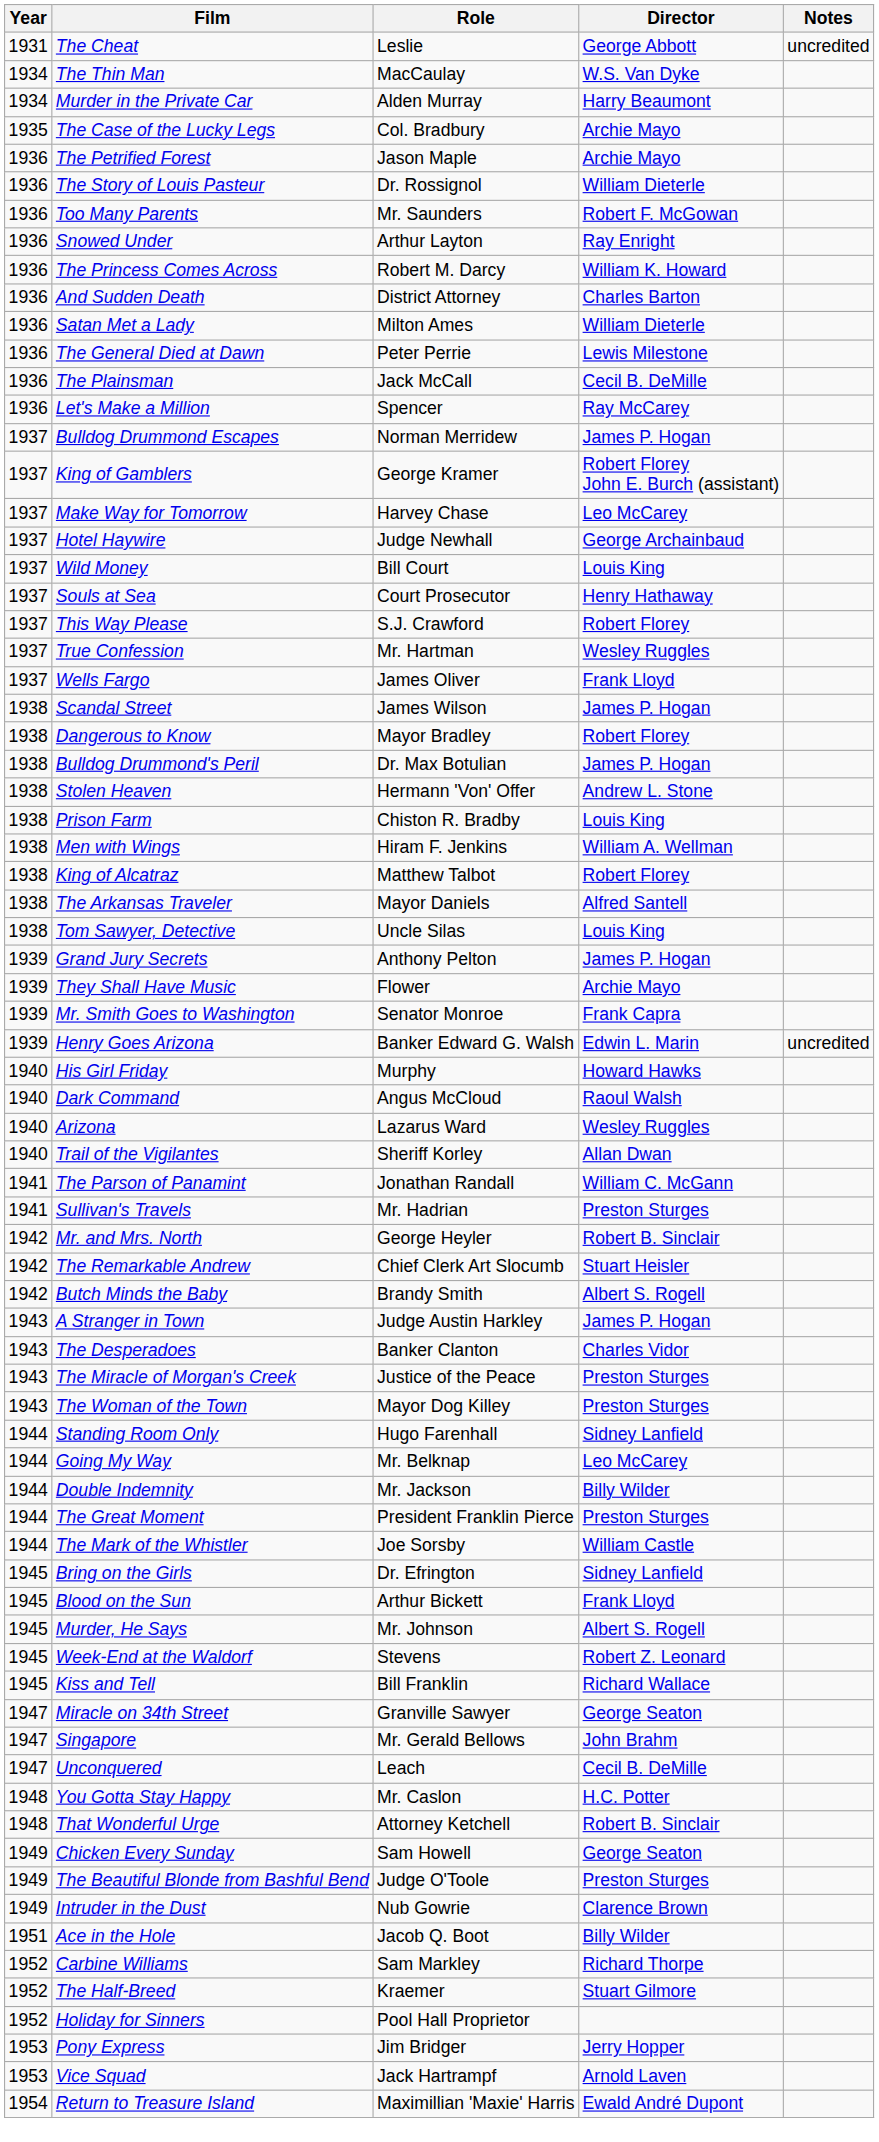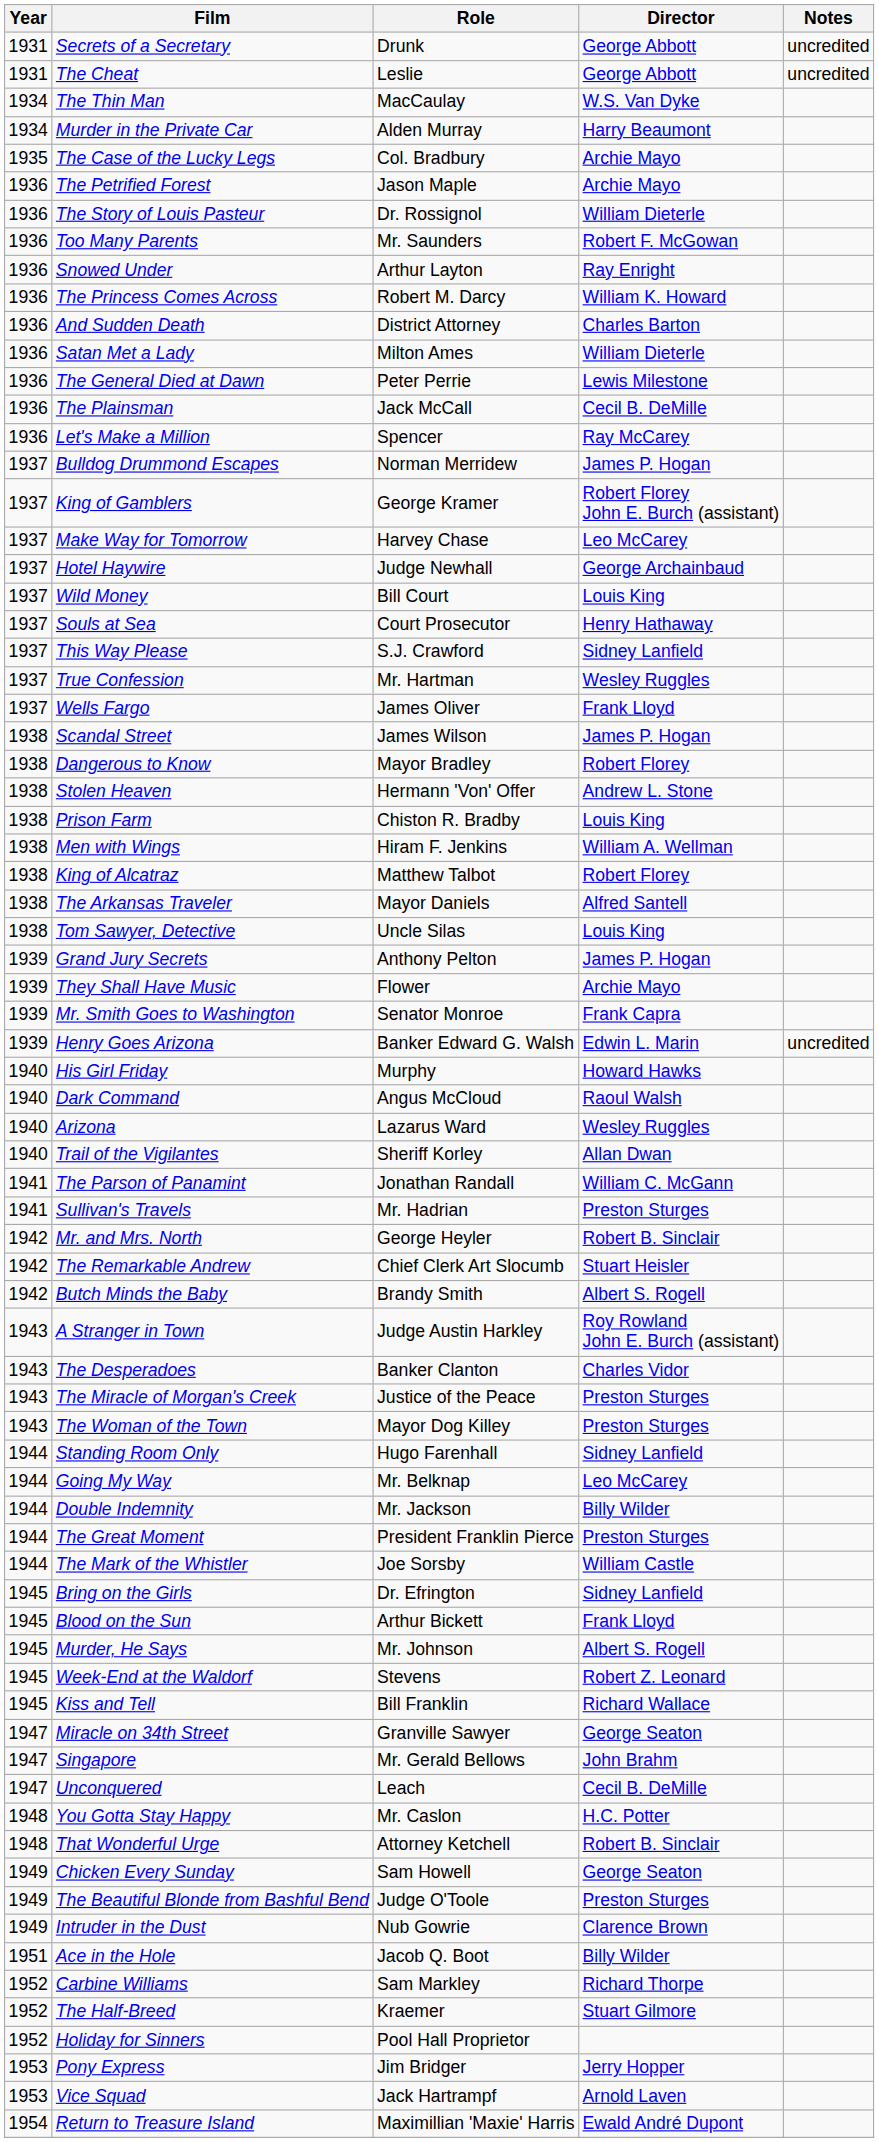+ row: (143, 46)
(636, 624) Robert Florey -> (643, 652) Sidney Lanfield
- row: (157, 763)
(647, 1322) James P. Hogan -> (681, 1332) Roy Rowland John E. Burch (assistant)
